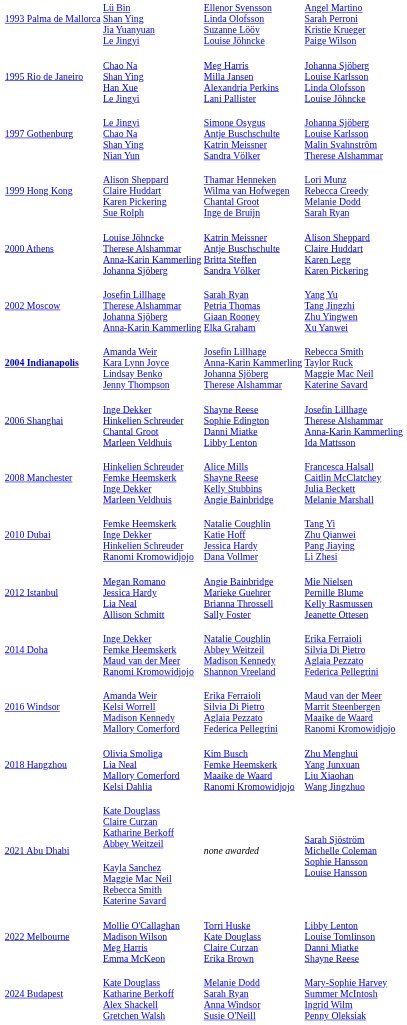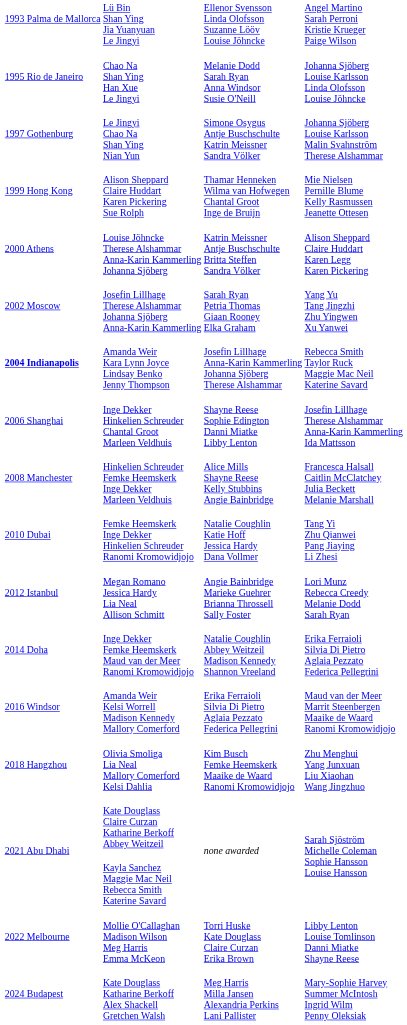(241, 82) Meg Harris Milla Jansen Alexandria Perkins Lani Pallister -> (232, 82) Melanie Dodd Sarah Ryan Anna Windsor Susie O'Neill
(336, 196) Lori Munz Rebecca Creedy Melanie Dodd Sarah Ryan -> (339, 196) Mie Nielsen Pernille Blume Kelly Rasmussen Jeanette Ottesen
(339, 598) Mie Nielsen Pernille Blume Kelly Rasmussen Jeanette Ottesen -> (336, 598) Lori Munz Rebecca Creedy Melanie Dodd Sarah Ryan
(232, 999) Melanie Dodd Sarah Ryan Anna Windsor Susie O'Neill -> (241, 999) Meg Harris Milla Jansen Alexandria Perkins Lani Pallister
